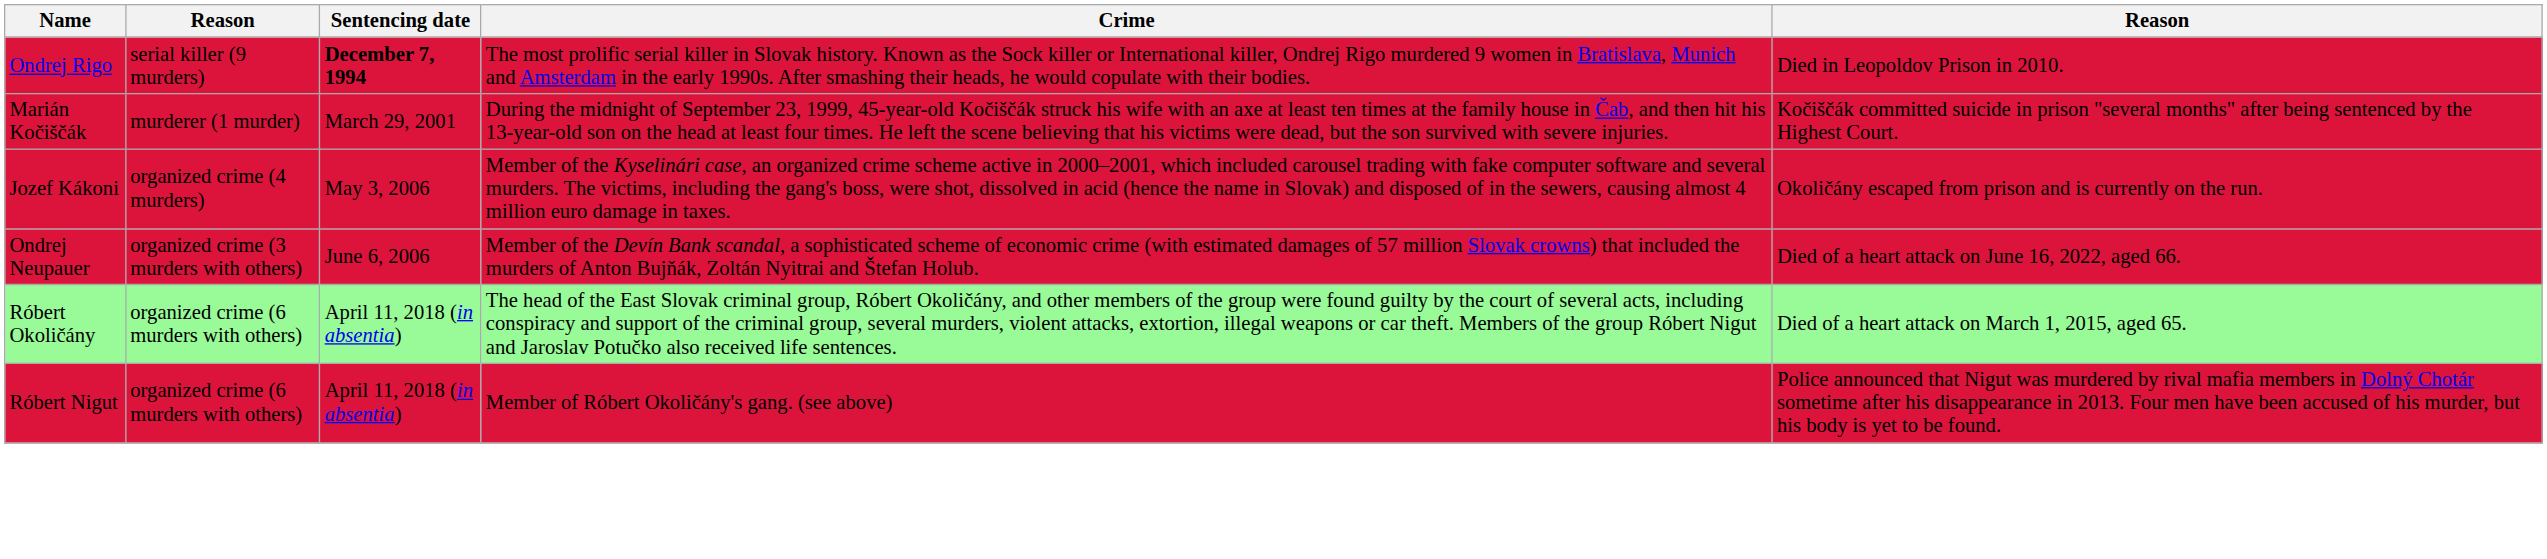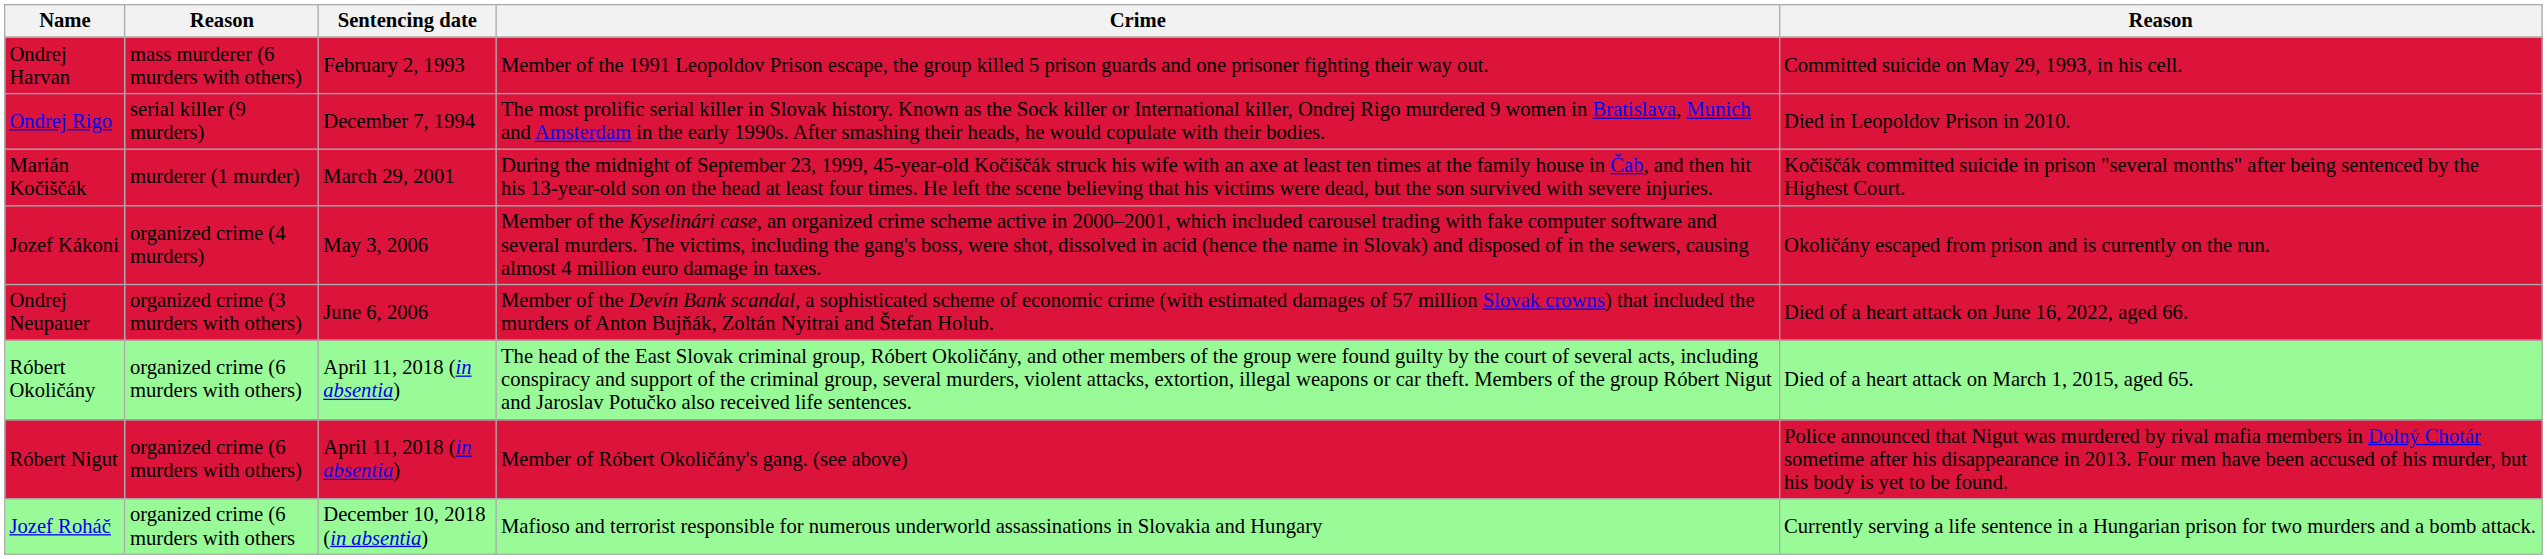+ row: (40, 65)
(380, 65) bold -> (399, 121) normal
+ row: (60, 526)
